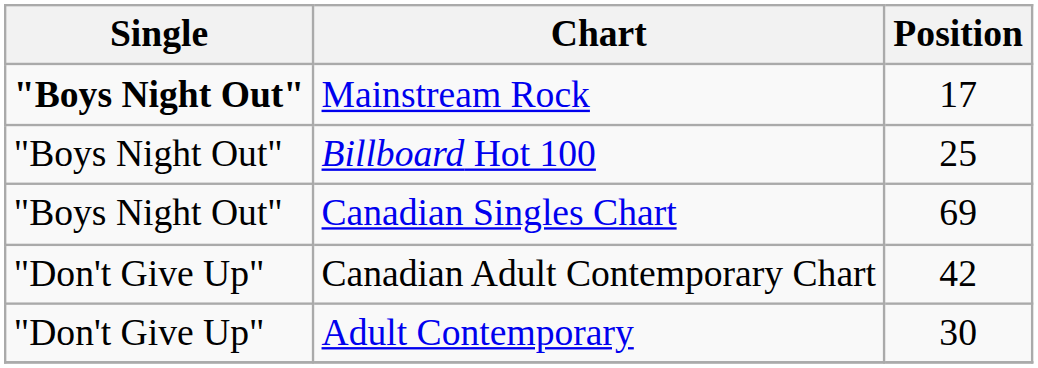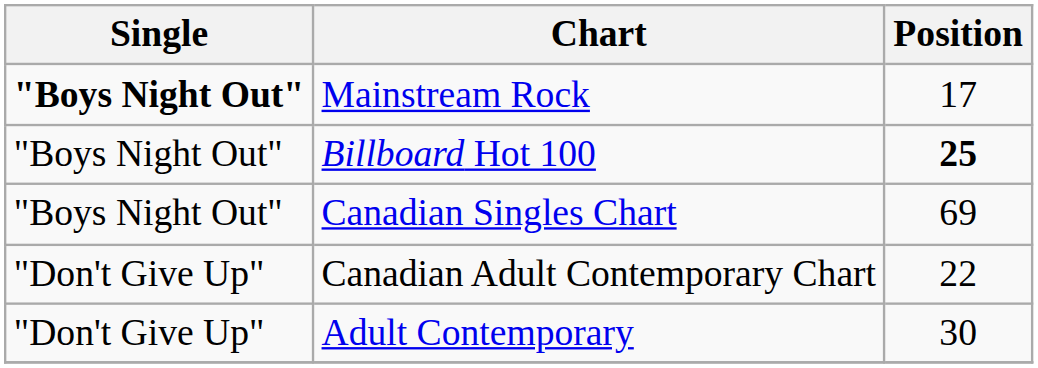(958, 153) normal -> (958, 153) bold
(958, 272) 42 -> (958, 272) 22
